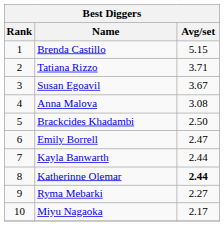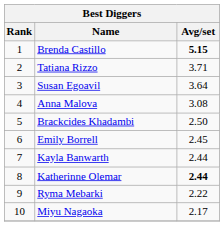(198, 49) normal -> (198, 49) bold
(198, 85) 3.67 -> (198, 85) 3.64
(198, 139) 2.47 -> (198, 139) 2.45
(198, 194) 2.27 -> (198, 194) 2.22
